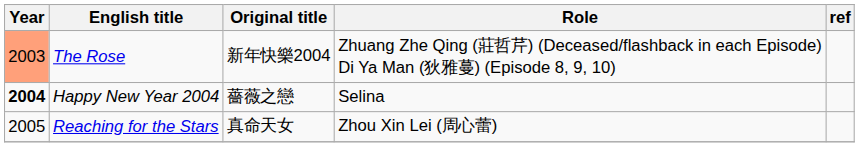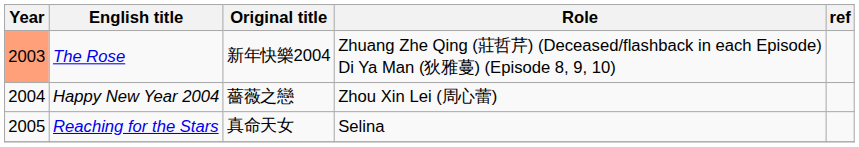(27, 96) bold -> (27, 96) normal
(361, 96) Selina -> (418, 96) Zhou Xin Lei (周心蕾)
(418, 125) Zhou Xin Lei (周心蕾) -> (361, 126) Selina
